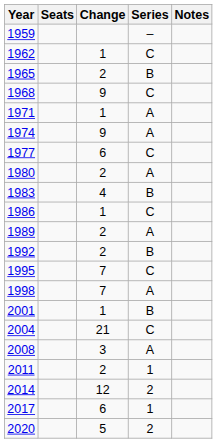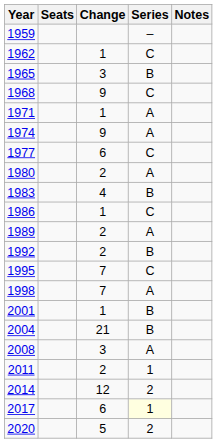(103, 74) 2 -> (103, 74) 3
(150, 330) C -> (150, 330) B
(150, 409) no background -> (150, 409) lightyellow background
